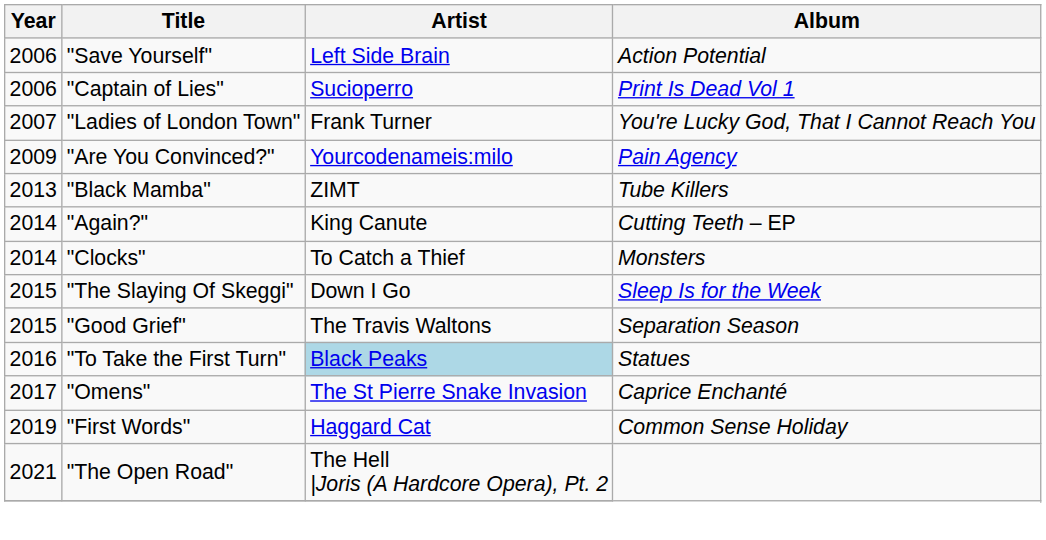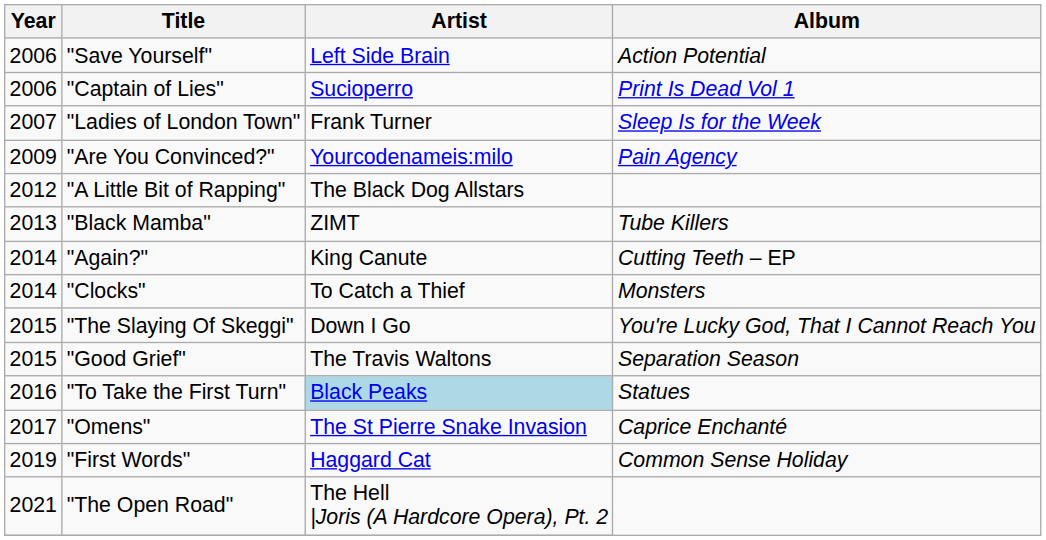(827, 122) You're Lucky God, That I Cannot Reach You -> (719, 122) Sleep Is for the Week
+ row: (176, 190)
(719, 291) Sleep Is for the Week -> (827, 325) You're Lucky God, That I Cannot Reach You
